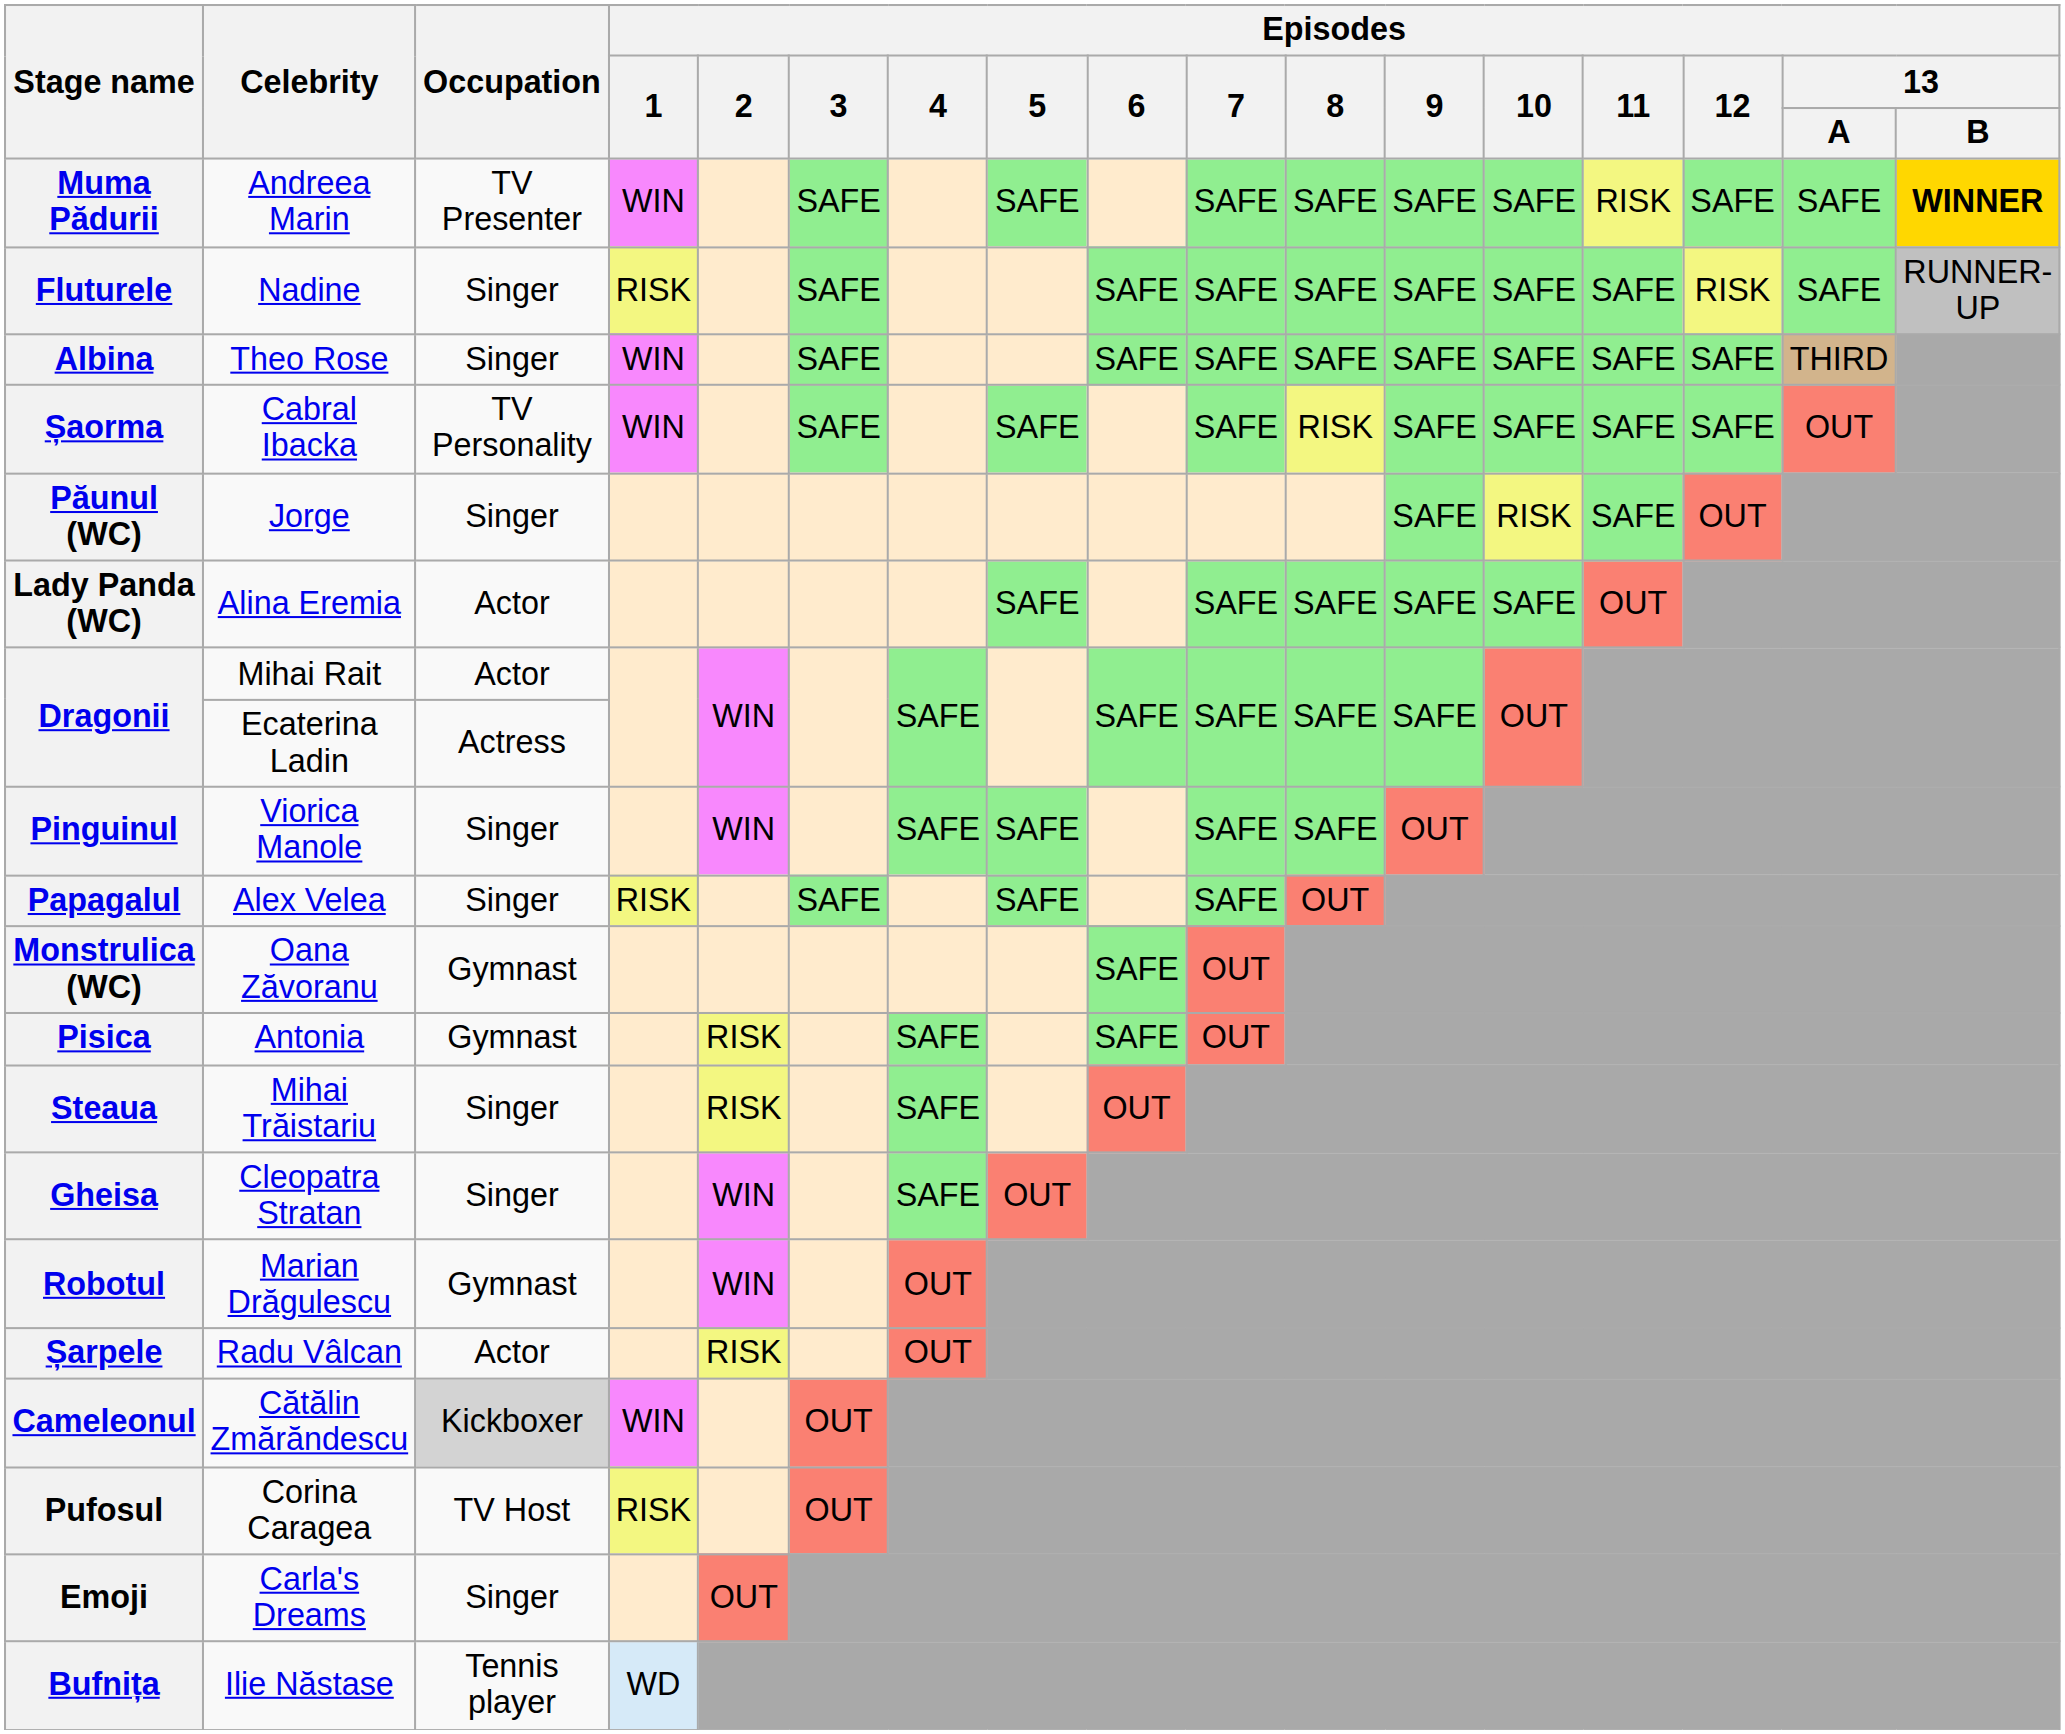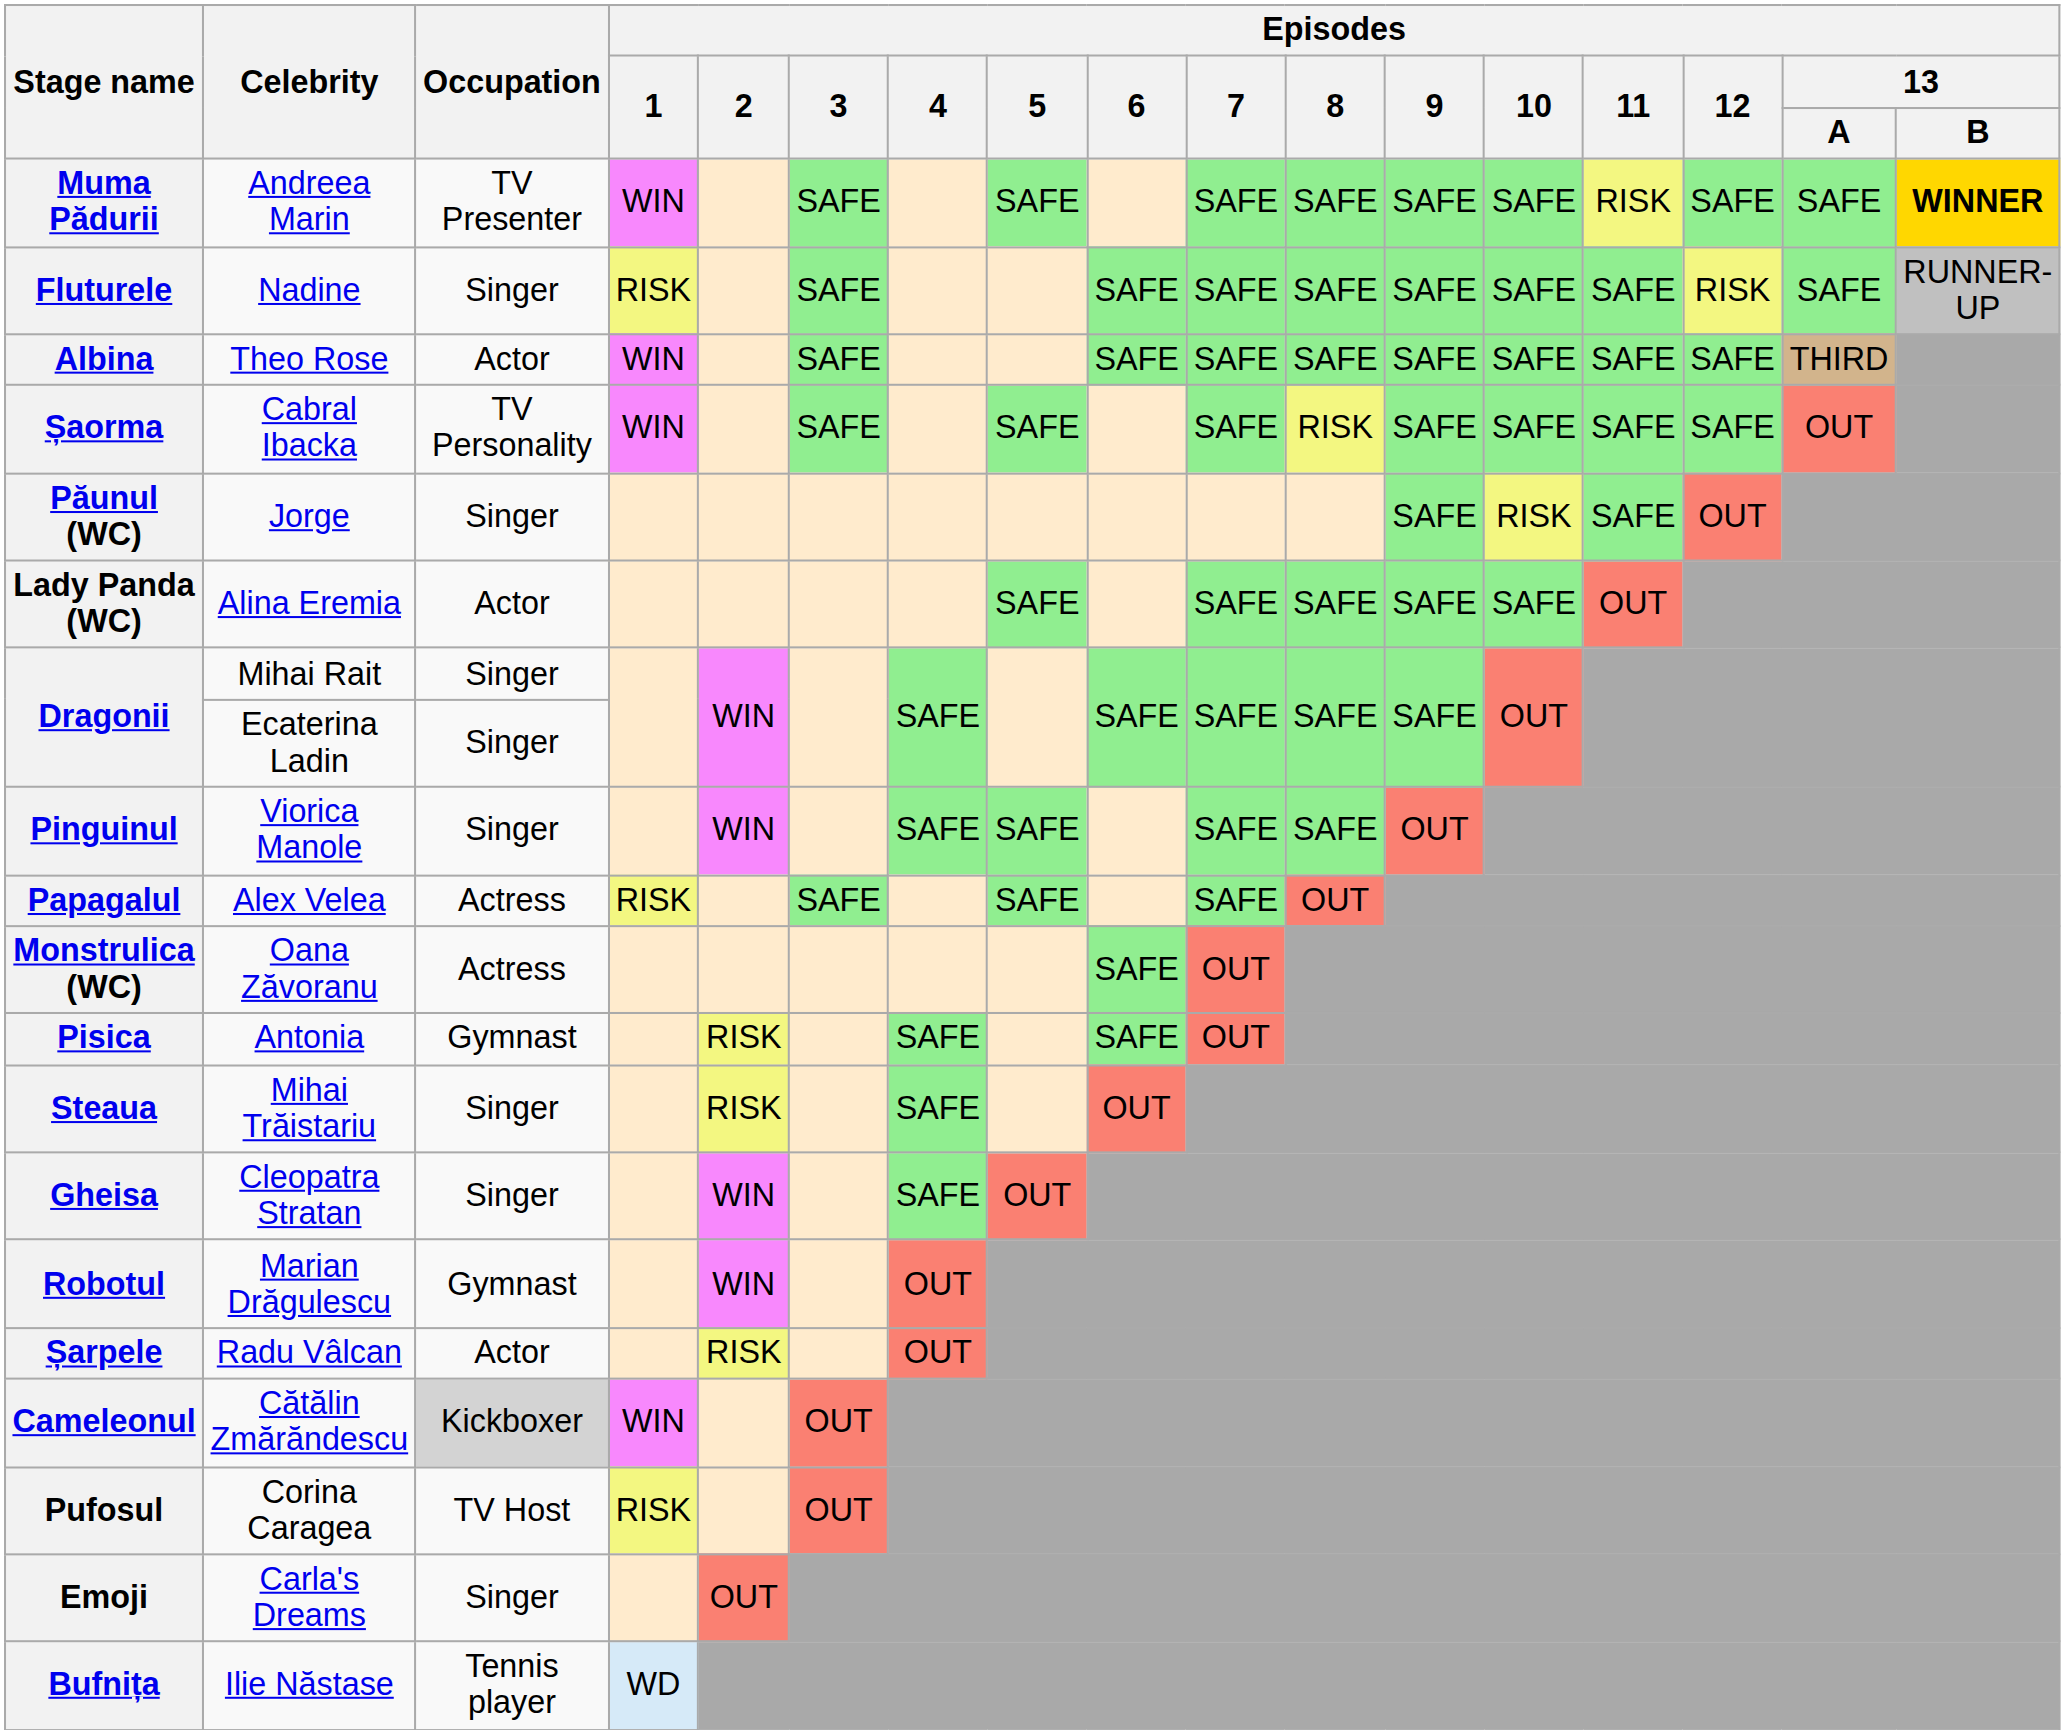(512, 359) Singer -> (512, 359) Actor
(512, 673) Actor -> (512, 673) Singer
(512, 742) Actress -> (512, 742) Singer
(512, 899) Singer -> (512, 899) Actress
(512, 969) Gymnast -> (512, 969) Actress
